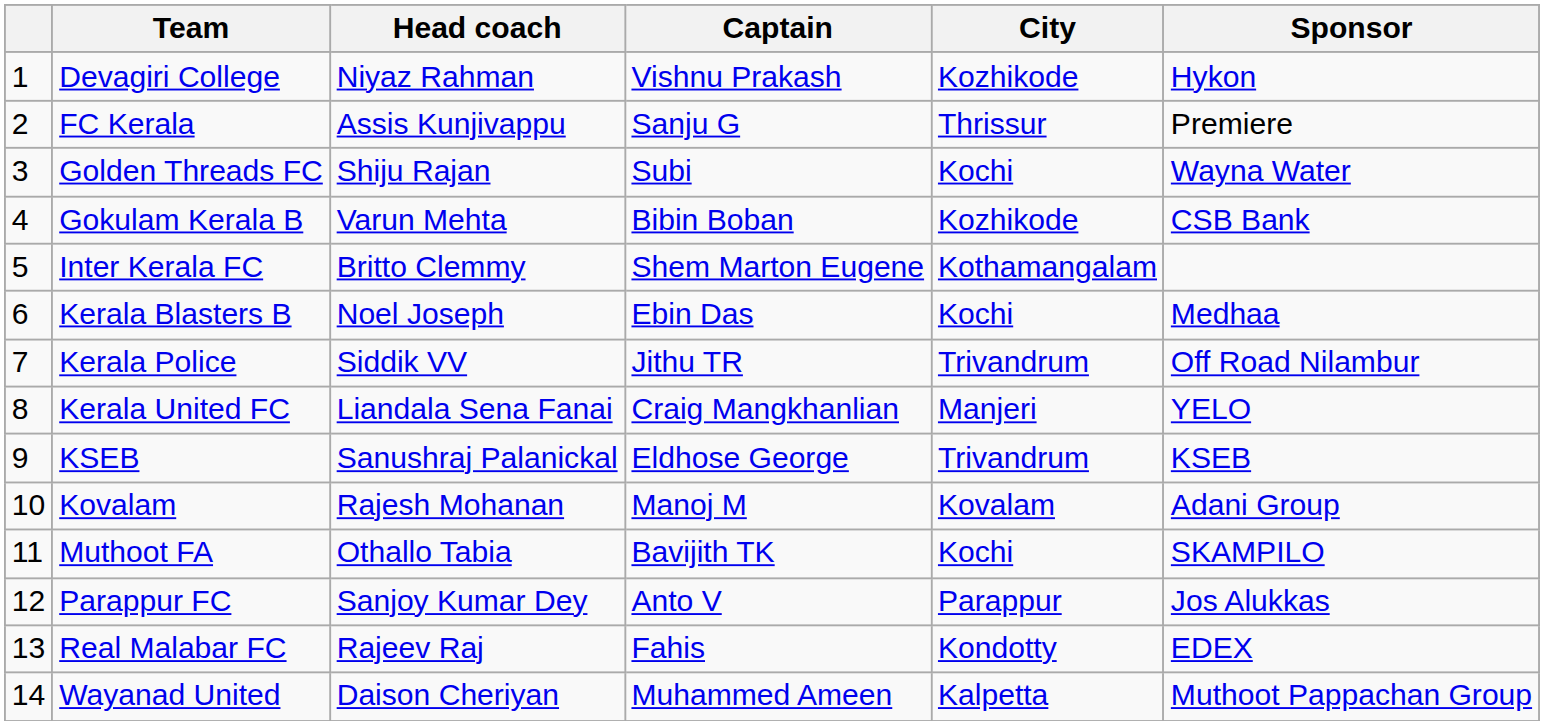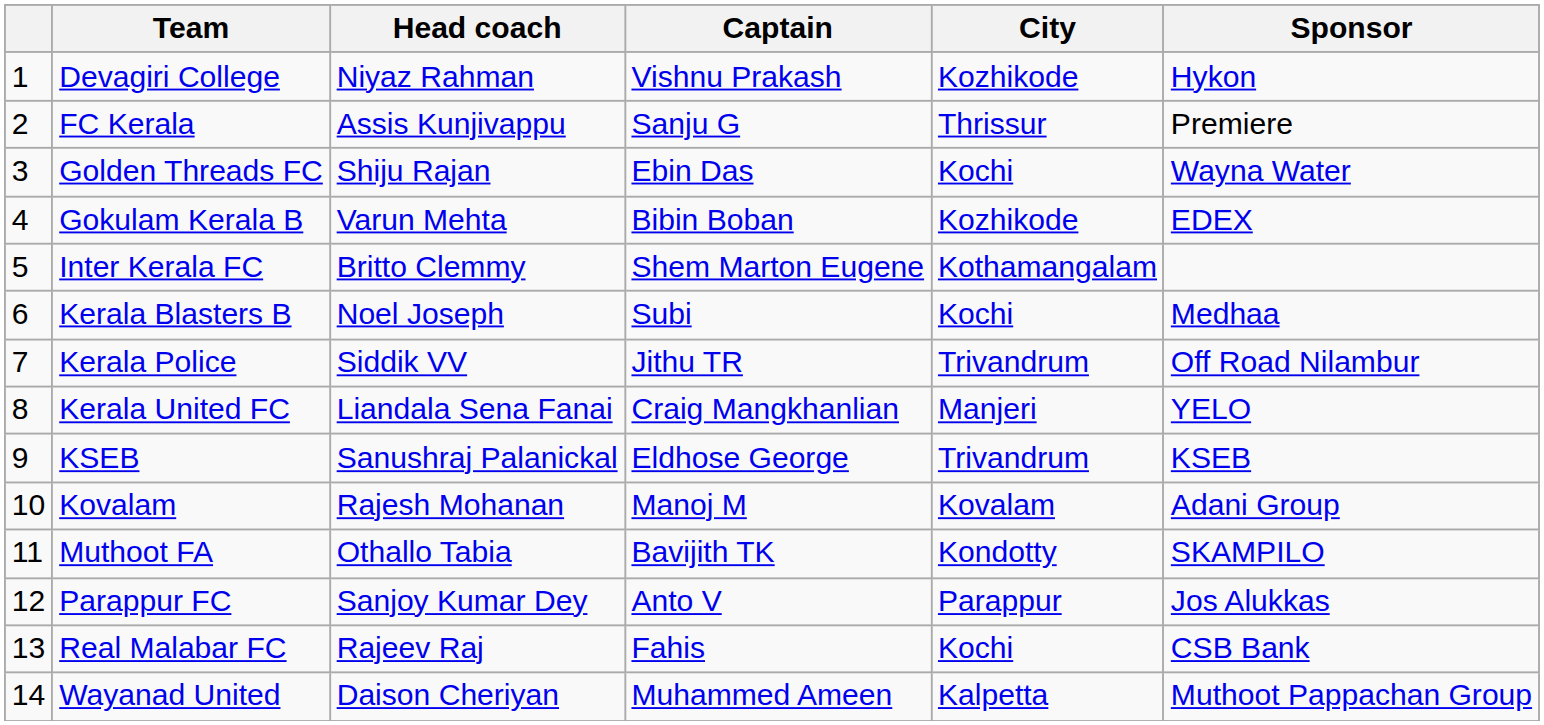(662, 171) Subi -> (692, 171) Ebin Das
(1240, 219) CSB Bank -> (1212, 219) EDEX
(692, 314) Ebin Das -> (662, 314) Subi
(976, 553) Kochi -> (997, 553) Kondotty
(997, 648) Kondotty -> (976, 648) Kochi
(1212, 648) EDEX -> (1240, 648) CSB Bank
